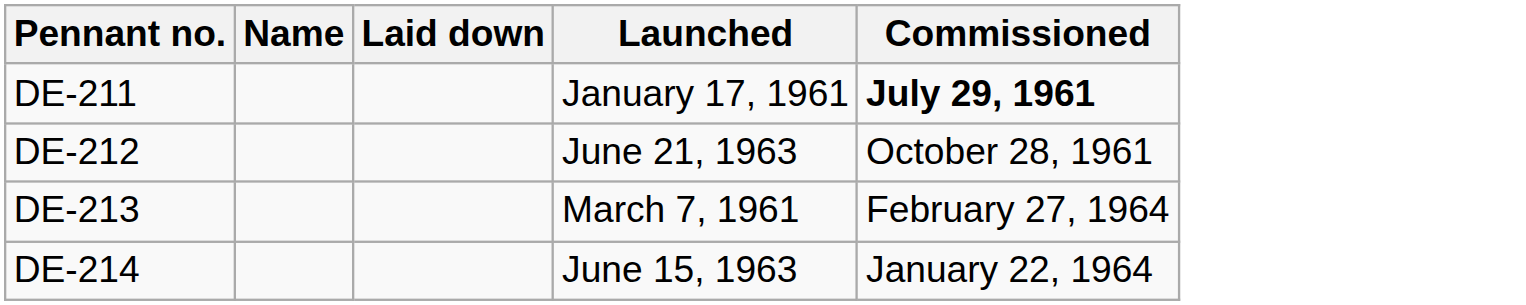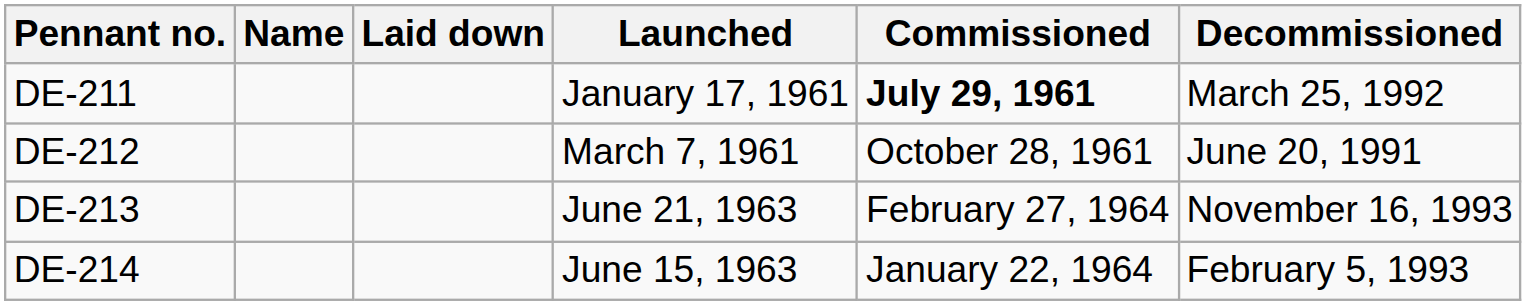+ column: (1350, 33)
(680, 151) June 21, 1963 -> (681, 151) March 7, 1961
(681, 210) March 7, 1961 -> (680, 210) June 21, 1963
